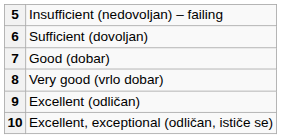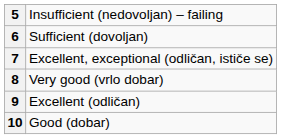(69, 58) Good (dobar) -> (151, 58) Excellent, exceptional (odličan, ističe se)
(151, 123) Excellent, exceptional (odličan, ističe se) -> (69, 123) Good (dobar)
